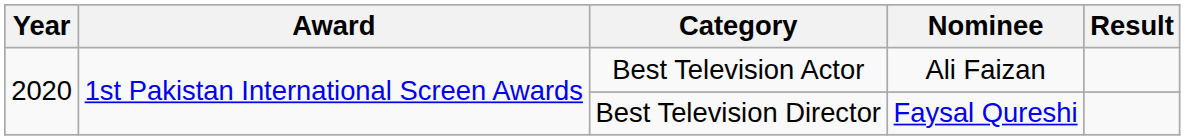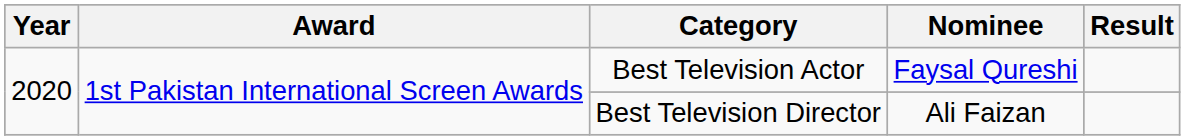(986, 69) Ali Faizan -> (986, 69) Faysal Qureshi
(986, 112) Faysal Qureshi -> (986, 112) Ali Faizan
